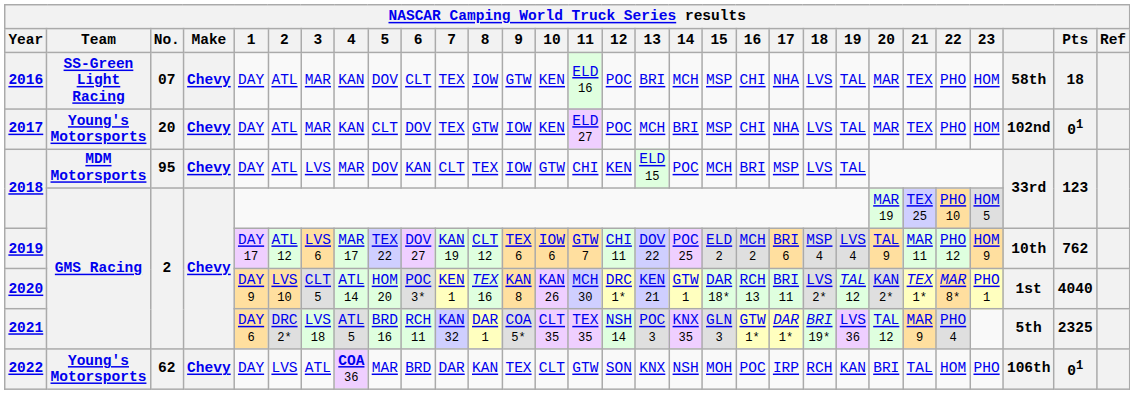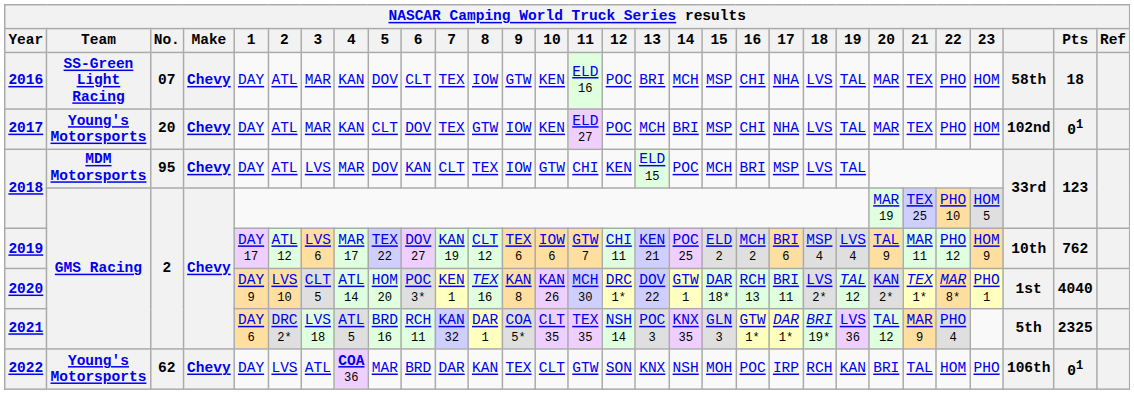(652, 248) DOV 22 -> (652, 248) KEN 21
(652, 288) KEN 21 -> (652, 288) DOV 22
